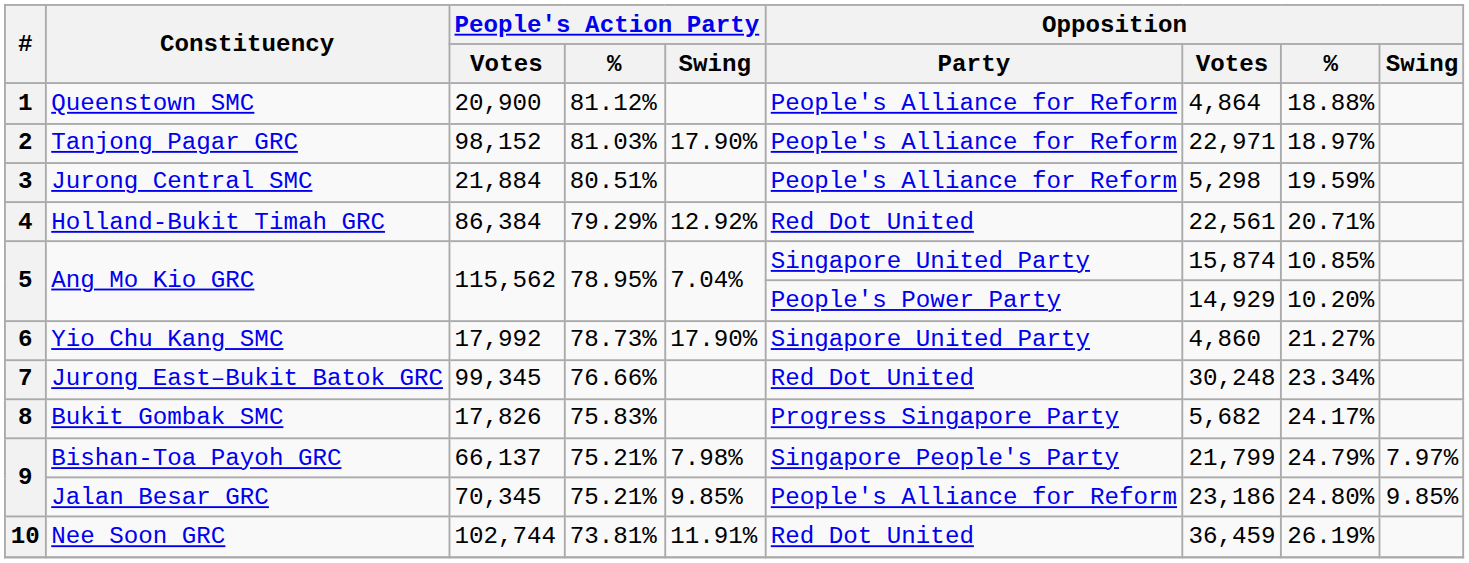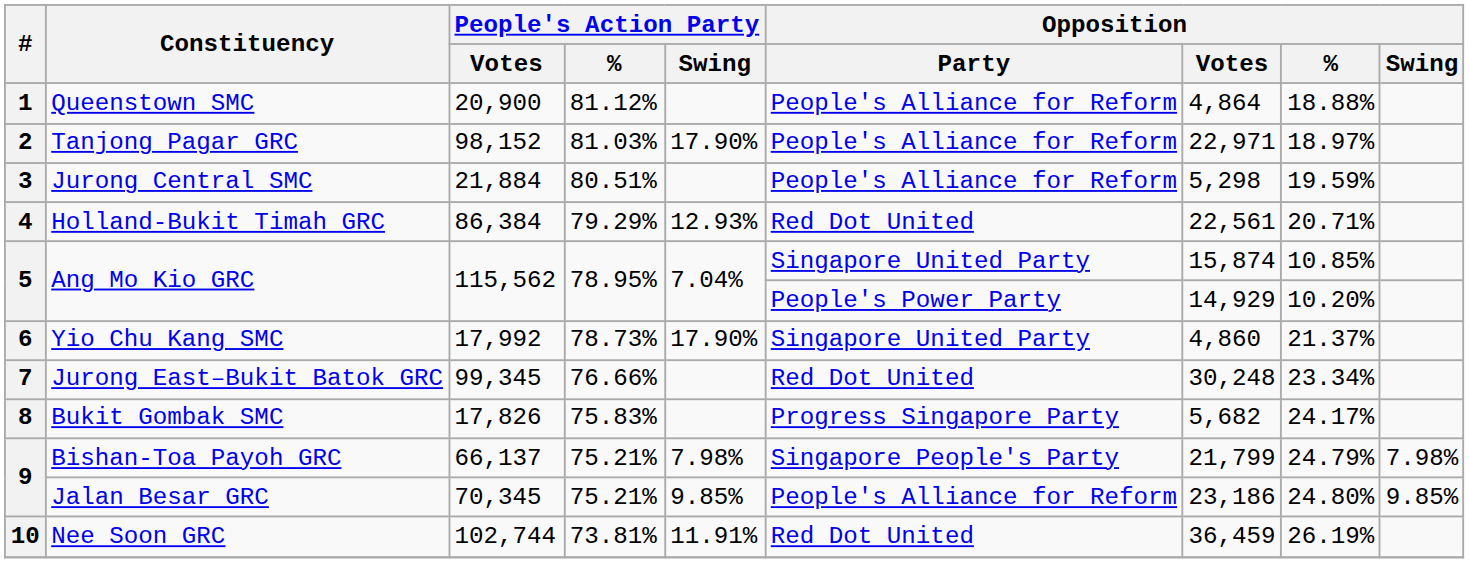(714, 222) 12.92% -> (714, 222) 12.93%
(1331, 340) 21.27% -> (1331, 340) 21.37%
(1422, 458) 7.97% -> (1422, 458) 7.98%
